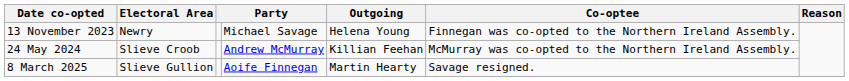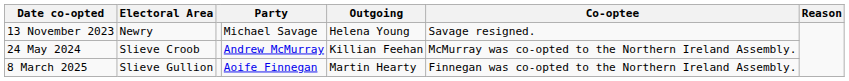(612, 32) Finnegan was co-opted to the Northern Ireland Assembly. -> (482, 32) Savage resigned.
(482, 68) Savage resigned. -> (612, 68) Finnegan was co-opted to the Northern Ireland Assembly.
